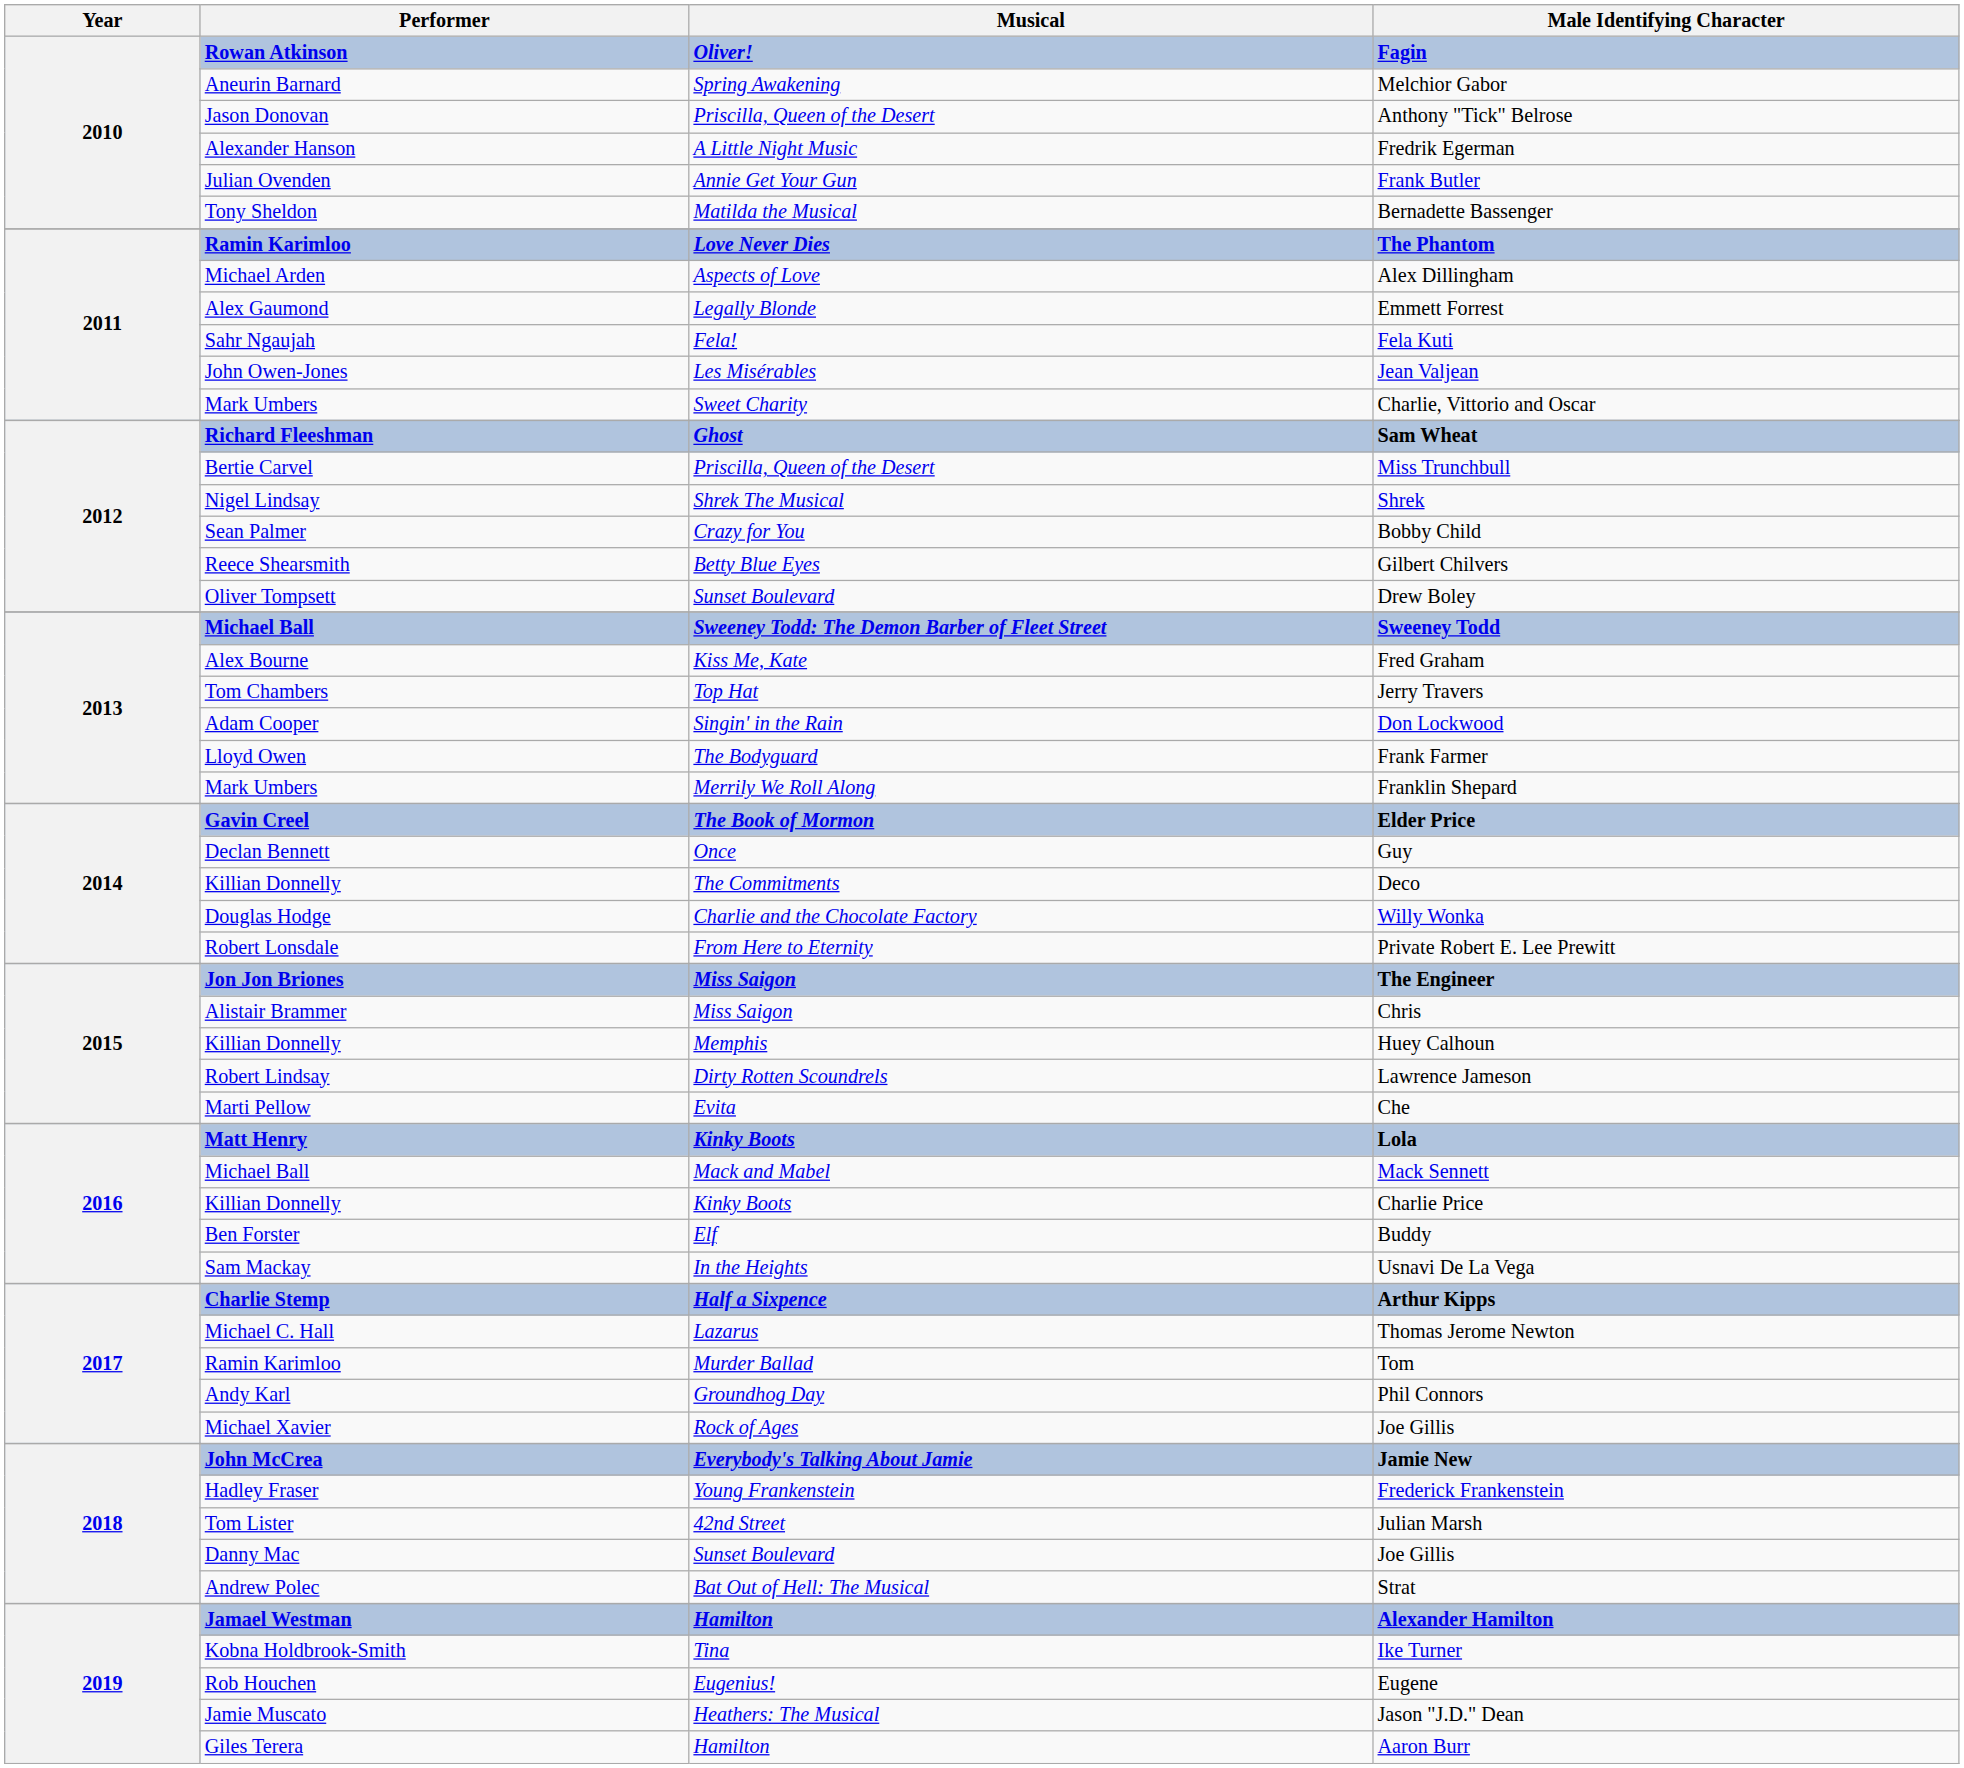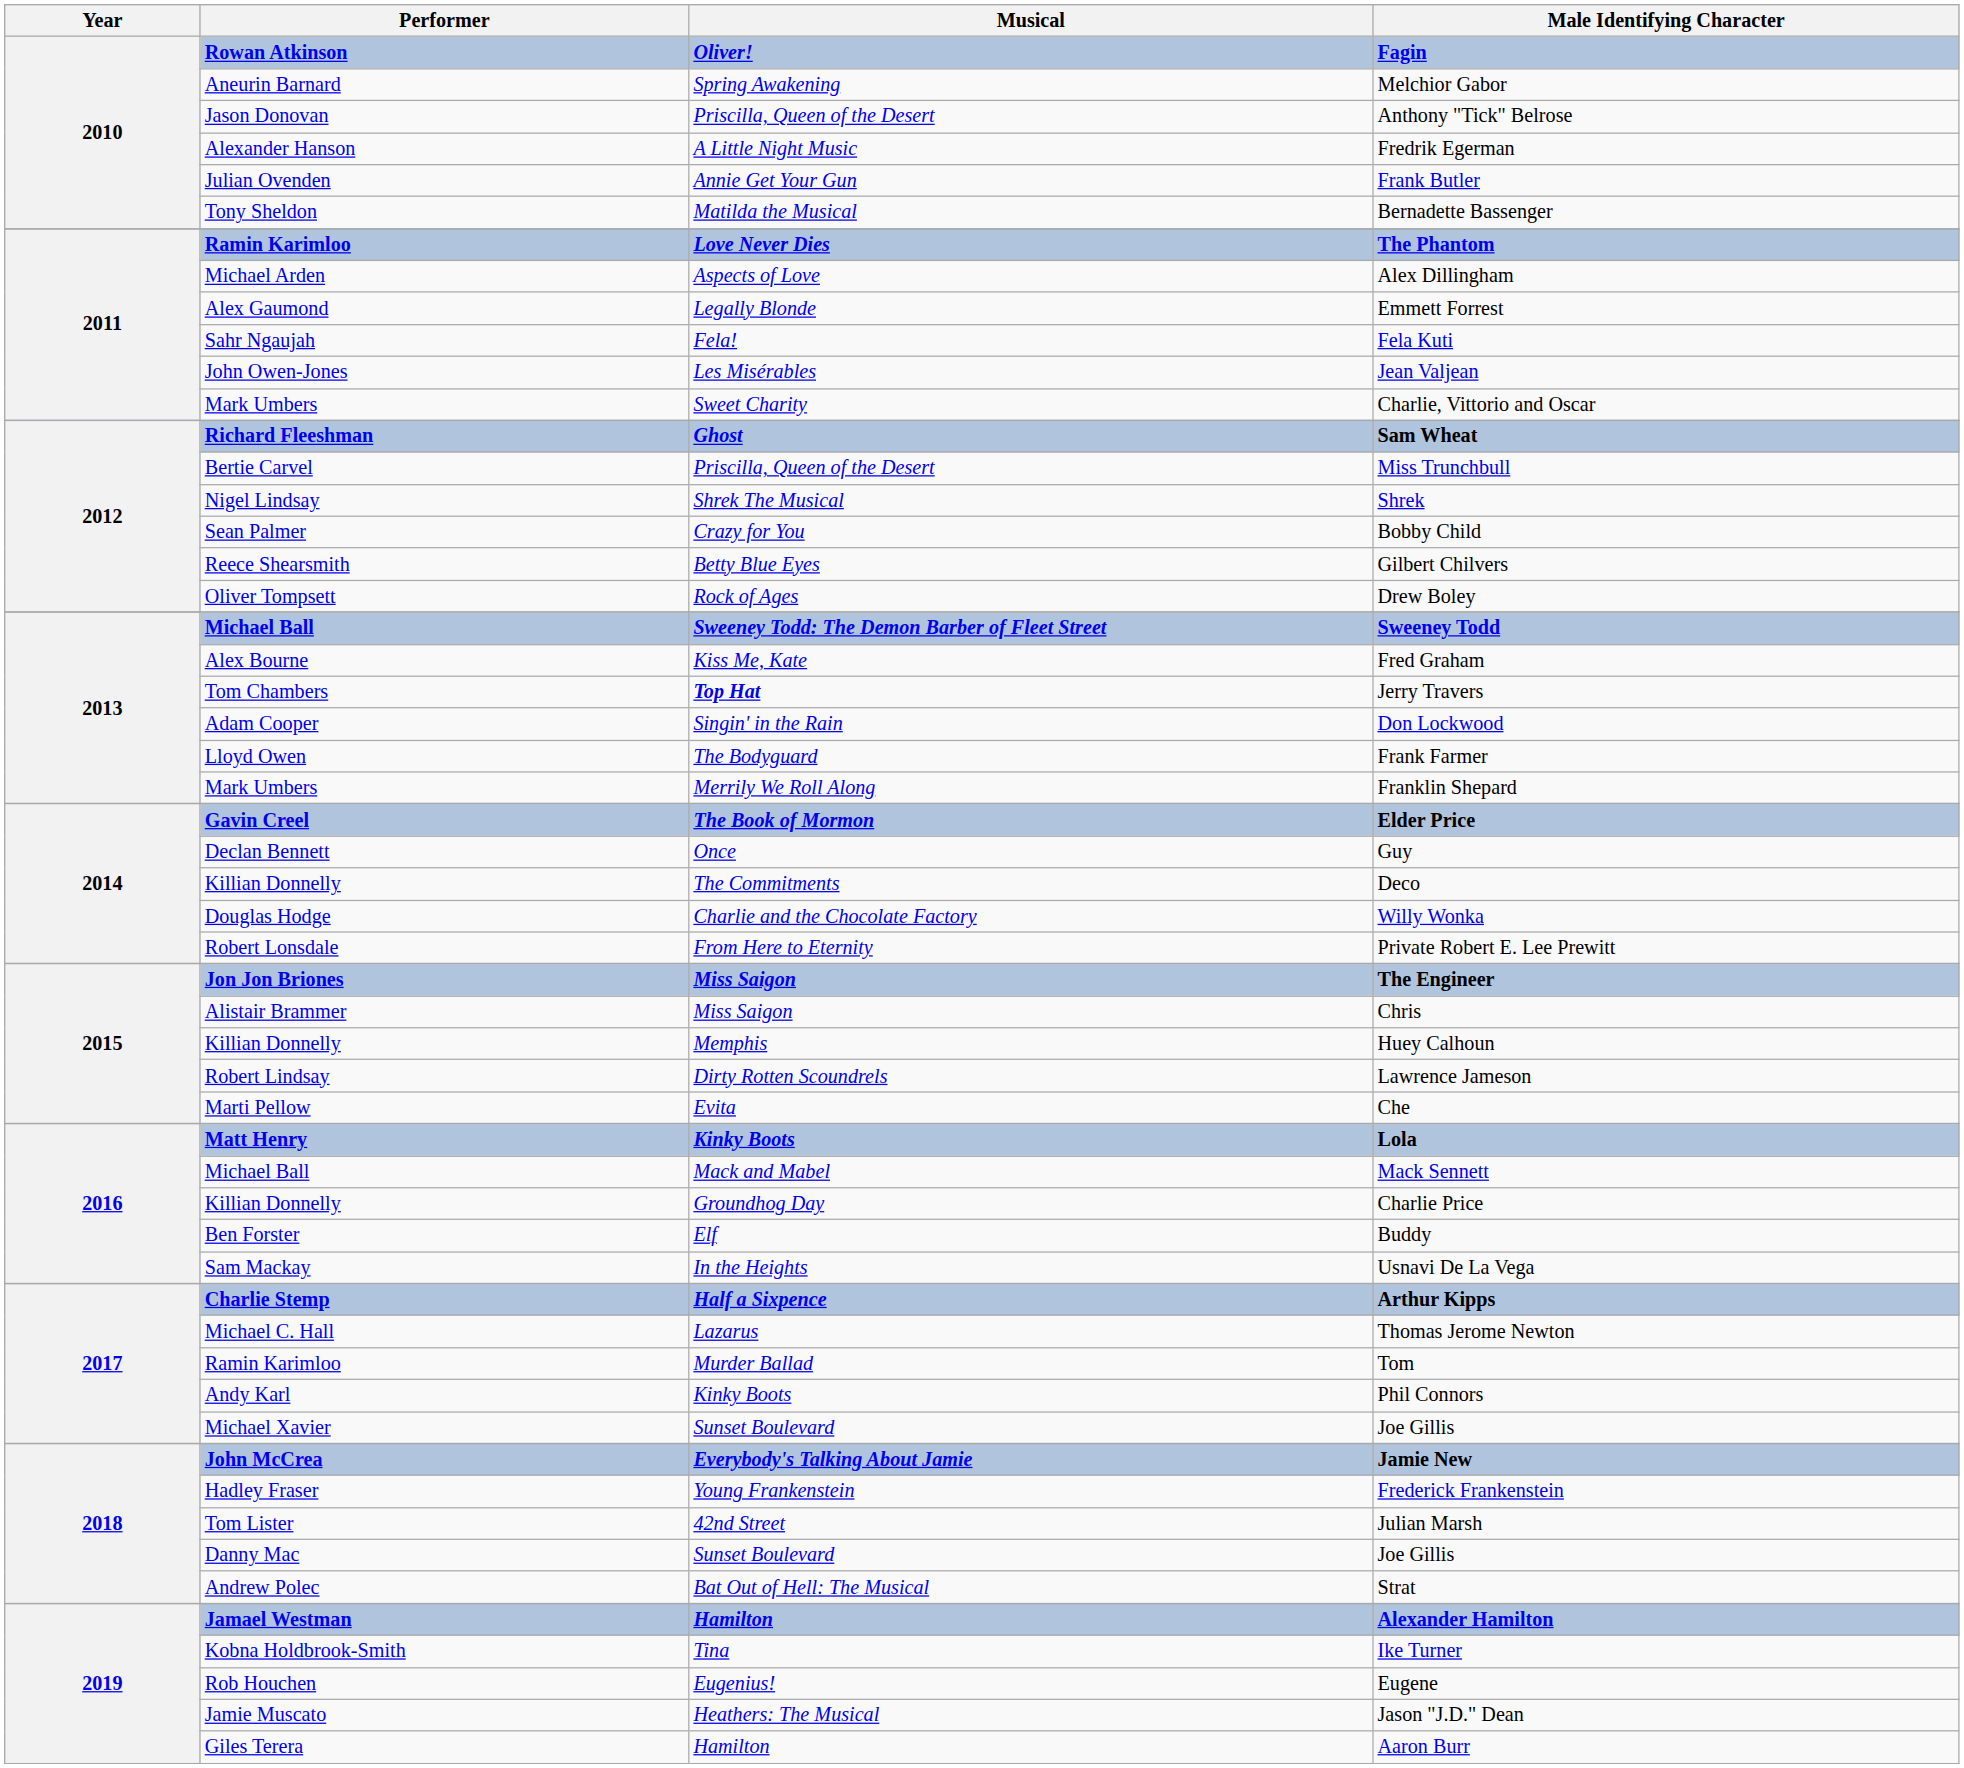(764, 595) Sunset Boulevard -> (746, 595) Rock of Ages
(726, 691) normal -> (727, 691) bold
(742, 1203) Kinky Boots -> (759, 1203) Groundhog Day
(759, 1395) Groundhog Day -> (742, 1395) Kinky Boots
(746, 1427) Rock of Ages -> (764, 1427) Sunset Boulevard
